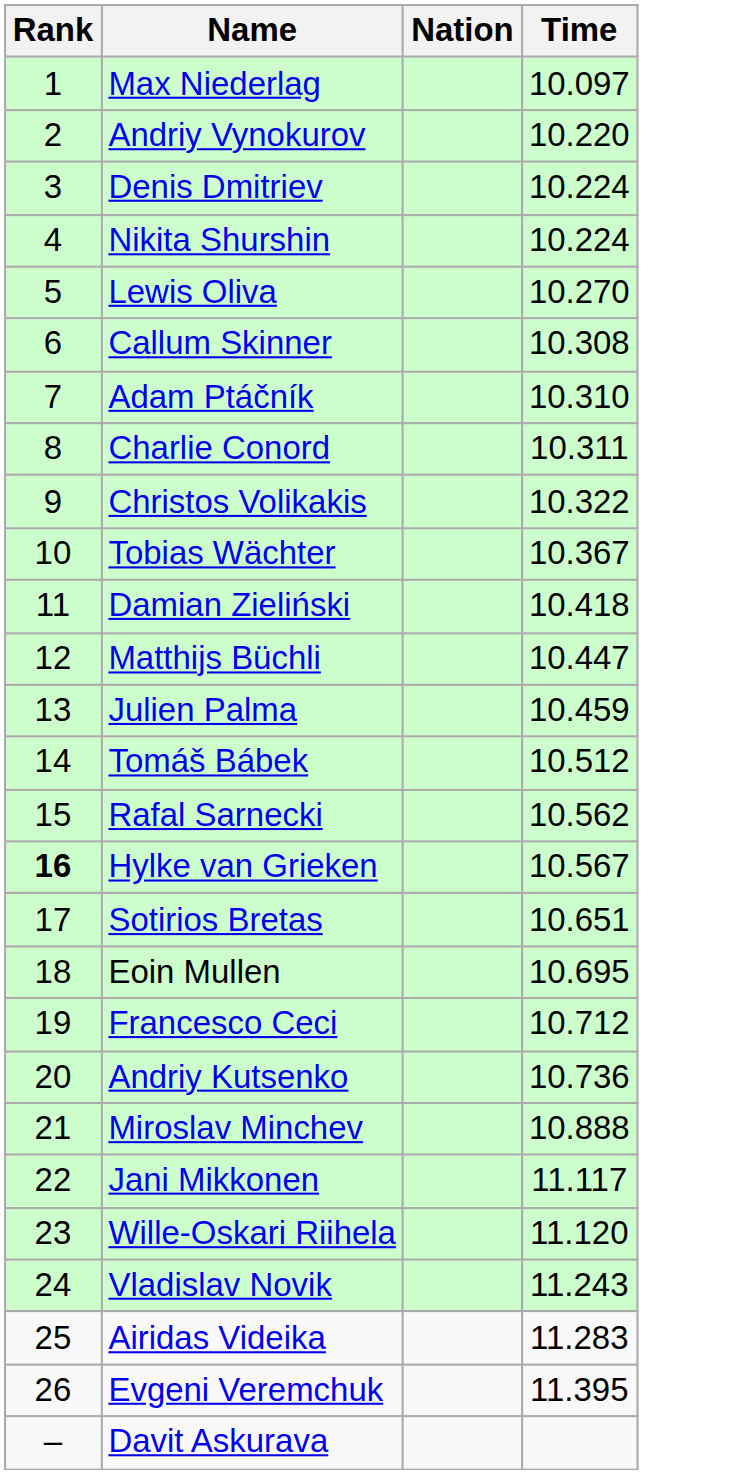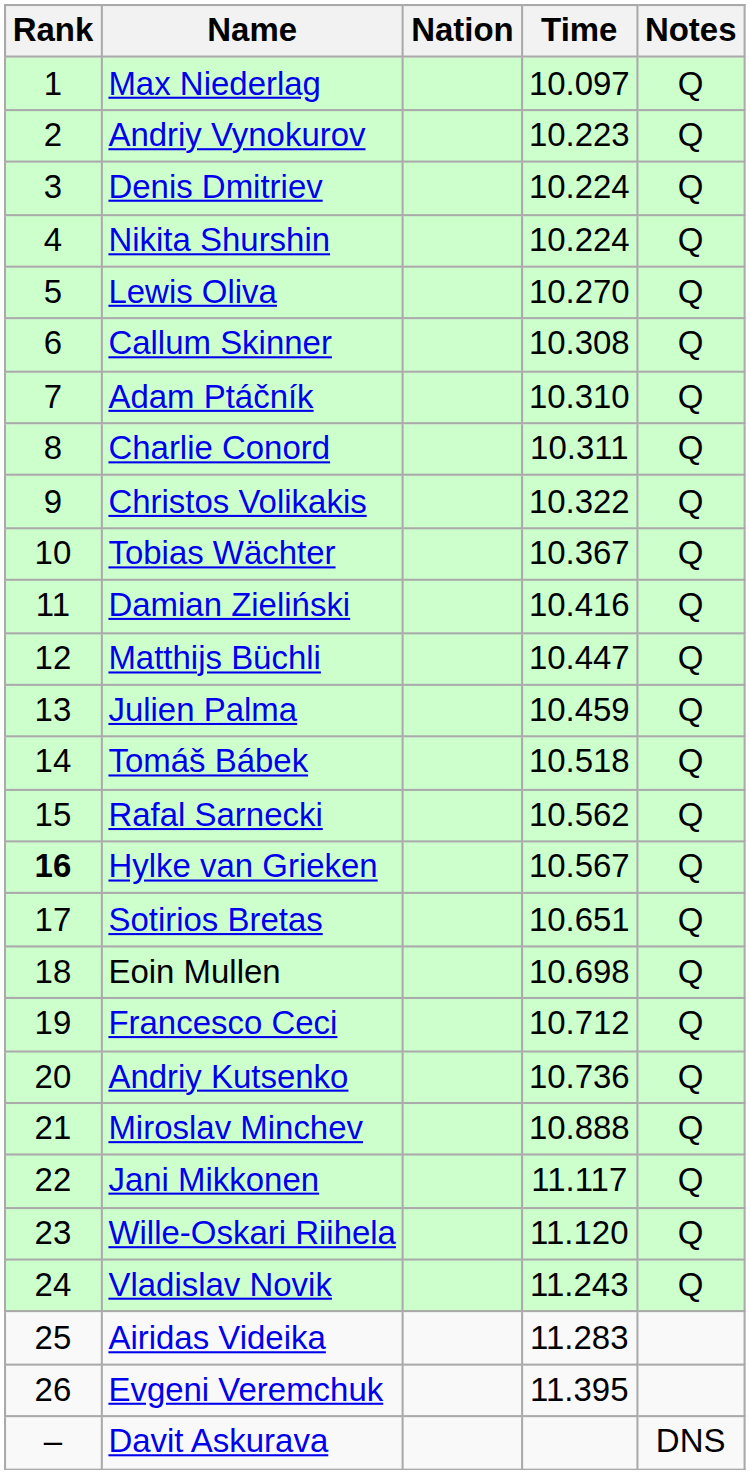+ column: (691, 30)
(579, 135) 10.220 -> (579, 135) 10.223
(579, 605) 10.418 -> (579, 605) 10.416
(579, 762) 10.512 -> (579, 762) 10.518
(579, 971) 10.695 -> (579, 971) 10.698
